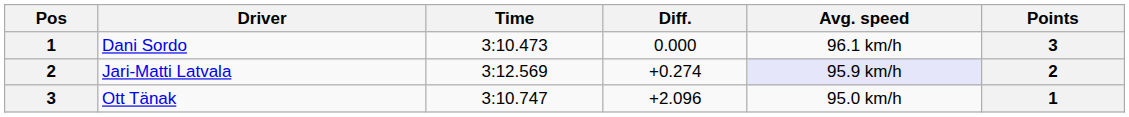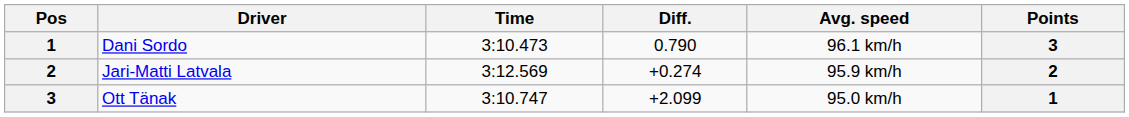(675, 45) 0.000 -> (675, 45) 0.790
(864, 72) lavender background -> (864, 72) no background
(675, 99) +2.096 -> (675, 99) +2.099
